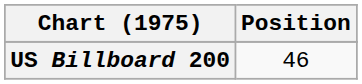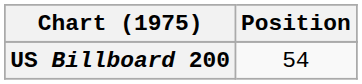(296, 61) 46 -> (296, 61) 54
